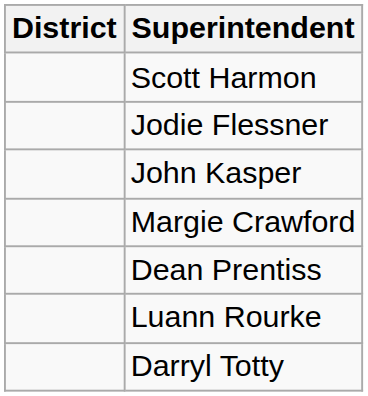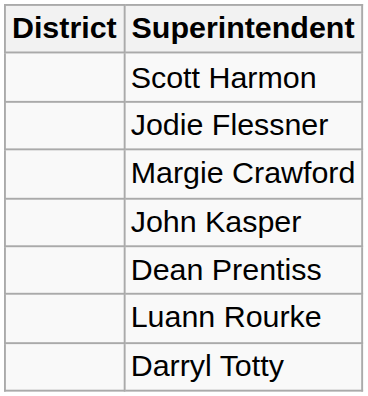rows swapped: (216, 173) <-> (243, 221)
